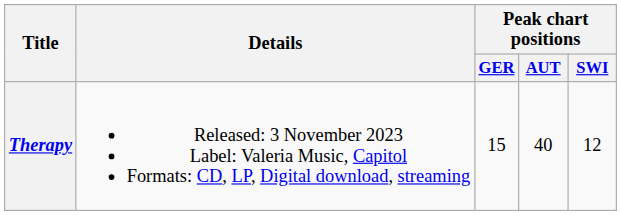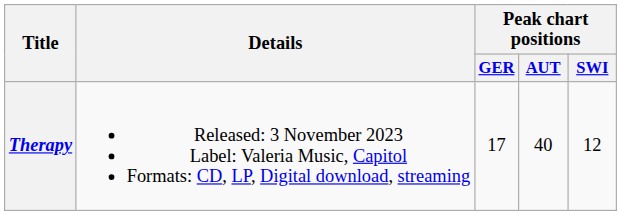(496, 145) 15 -> (496, 145) 17
